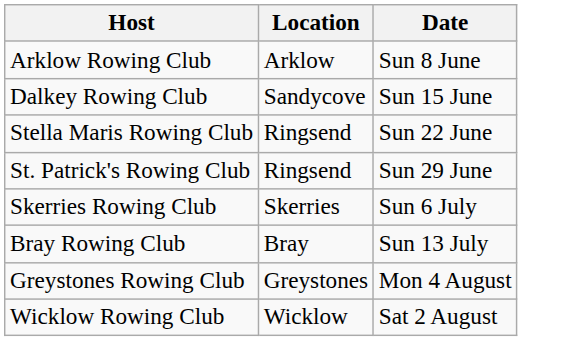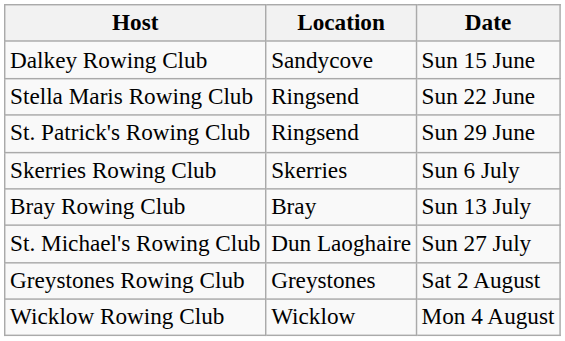- row: (111, 59)
+ row: (135, 243)
(445, 280) Mon 4 August -> (481, 280) Sat 2 August
(438, 317) Sat 2 August -> (488, 317) Mon 4 August
